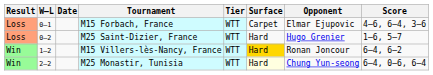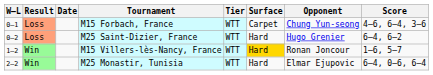columns swapped: (21, 11) <-> (46, 11)
(320, 24) Elmar Ejupovic -> (323, 24) Chung Yun-seong
(383, 37) 1–6, 5–7 -> (383, 37) 6–4, 6–2
(383, 50) 6–4, 6–2 -> (383, 50) 1–6, 5–7
(258, 63) lightyellow background -> (258, 63) no background
(323, 63) Chung Yun-seong -> (320, 63) Elmar Ejupovic
